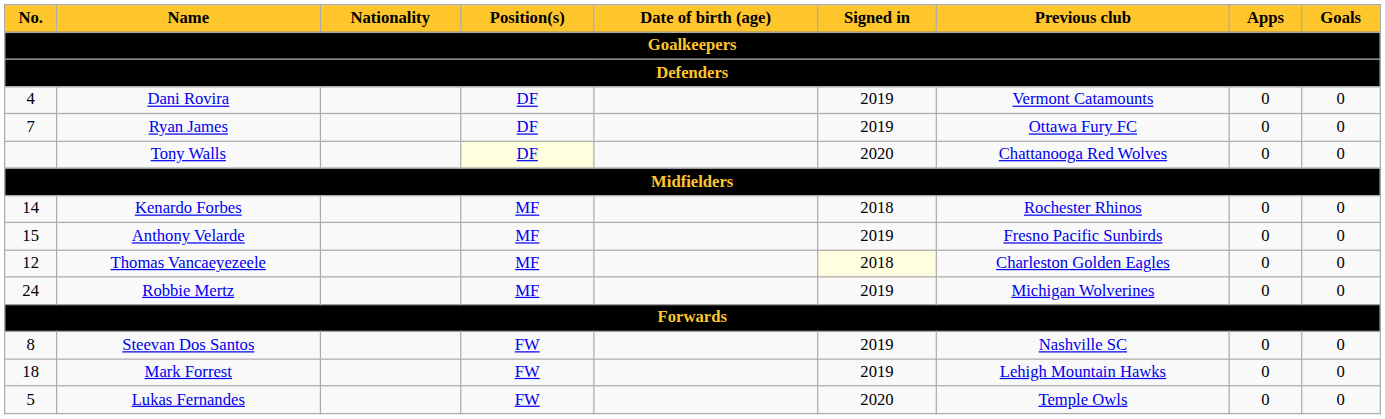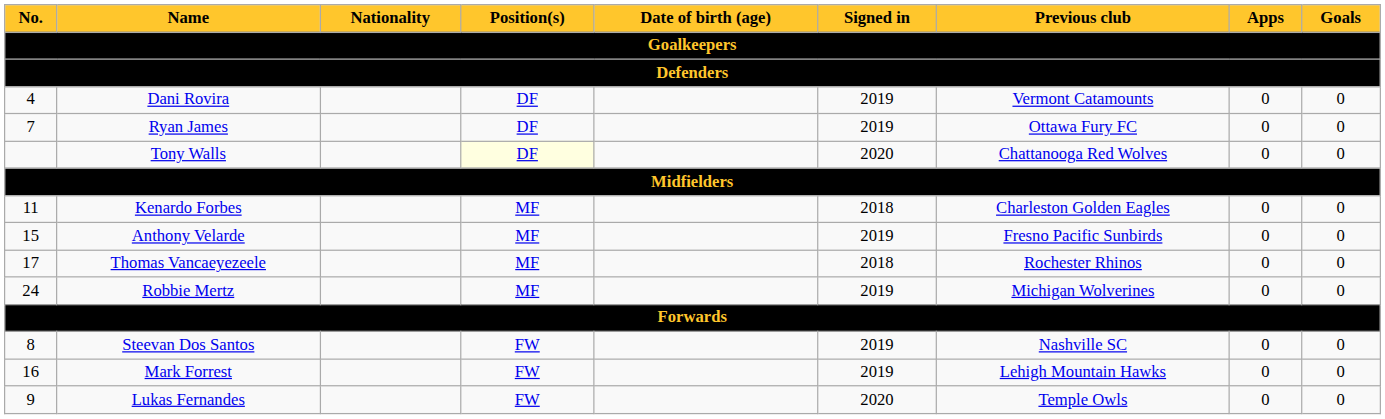(31, 208) 14 -> (31, 208) 11
(1083, 208) Rochester Rhinos -> (1083, 208) Charleston Golden Eagles
(31, 262) 12 -> (31, 262) 17
(877, 262) lightyellow background -> (877, 262) no background
(1083, 262) Charleston Golden Eagles -> (1083, 262) Rochester Rhinos
(31, 371) 18 -> (31, 371) 16
(31, 399) 5 -> (31, 399) 9
